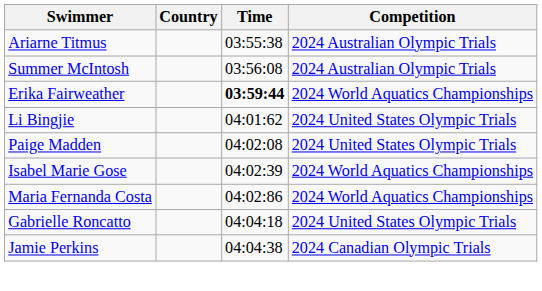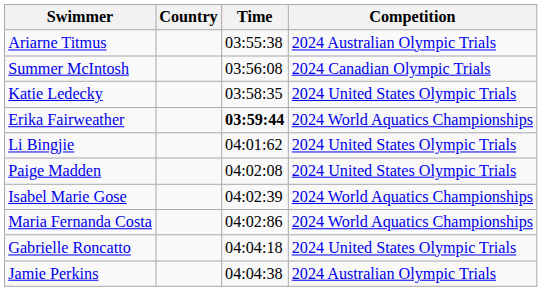(394, 68) 2024 Australian Olympic Trials -> (391, 68) 2024 Canadian Olympic Trials
+ row: (56, 94)
(391, 247) 2024 Canadian Olympic Trials -> (394, 273) 2024 Australian Olympic Trials
